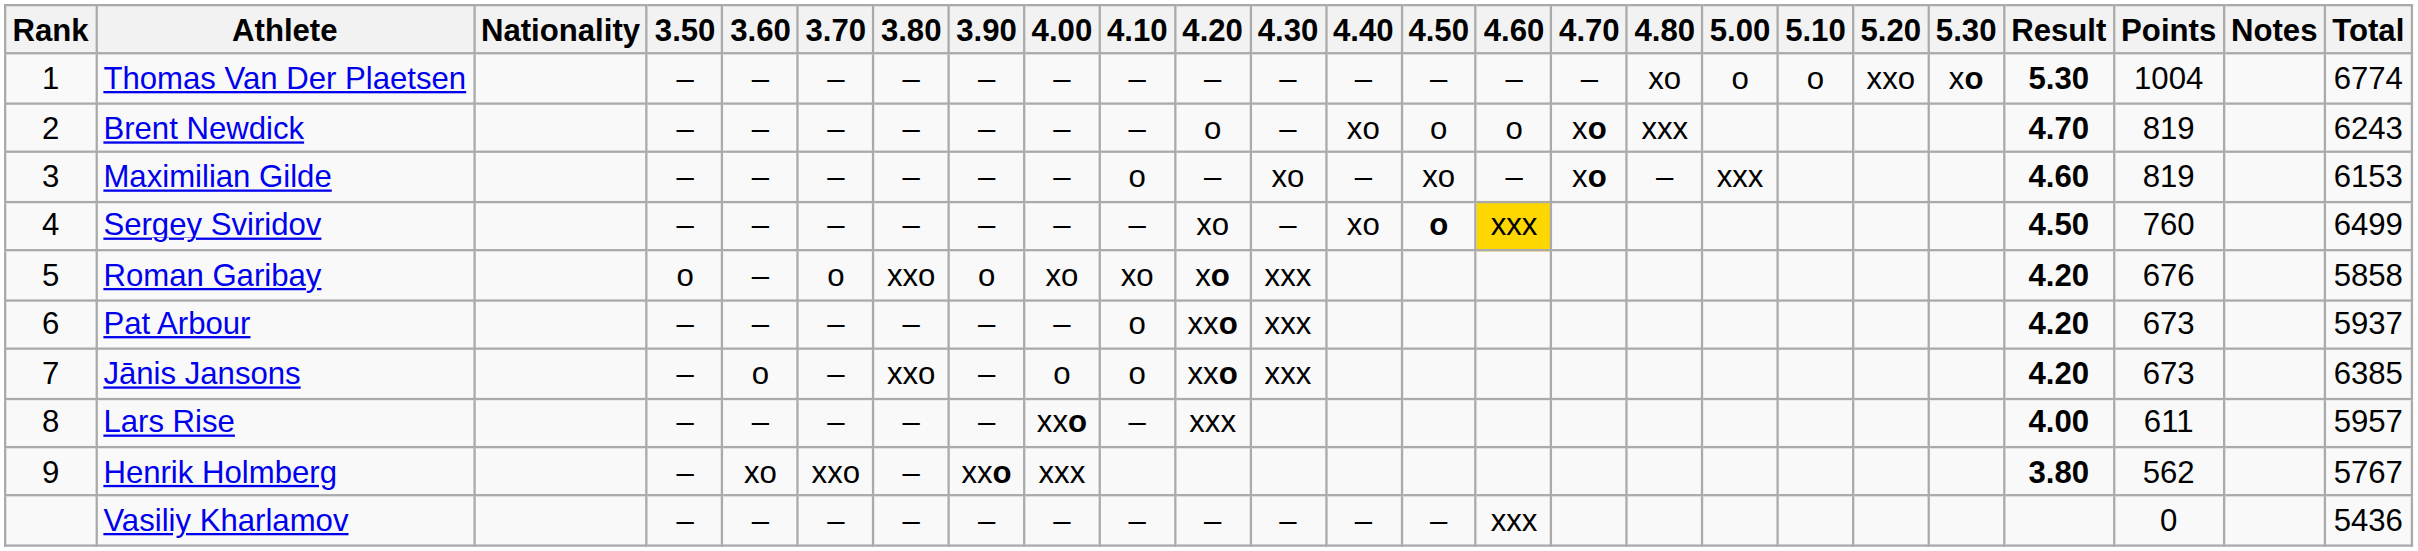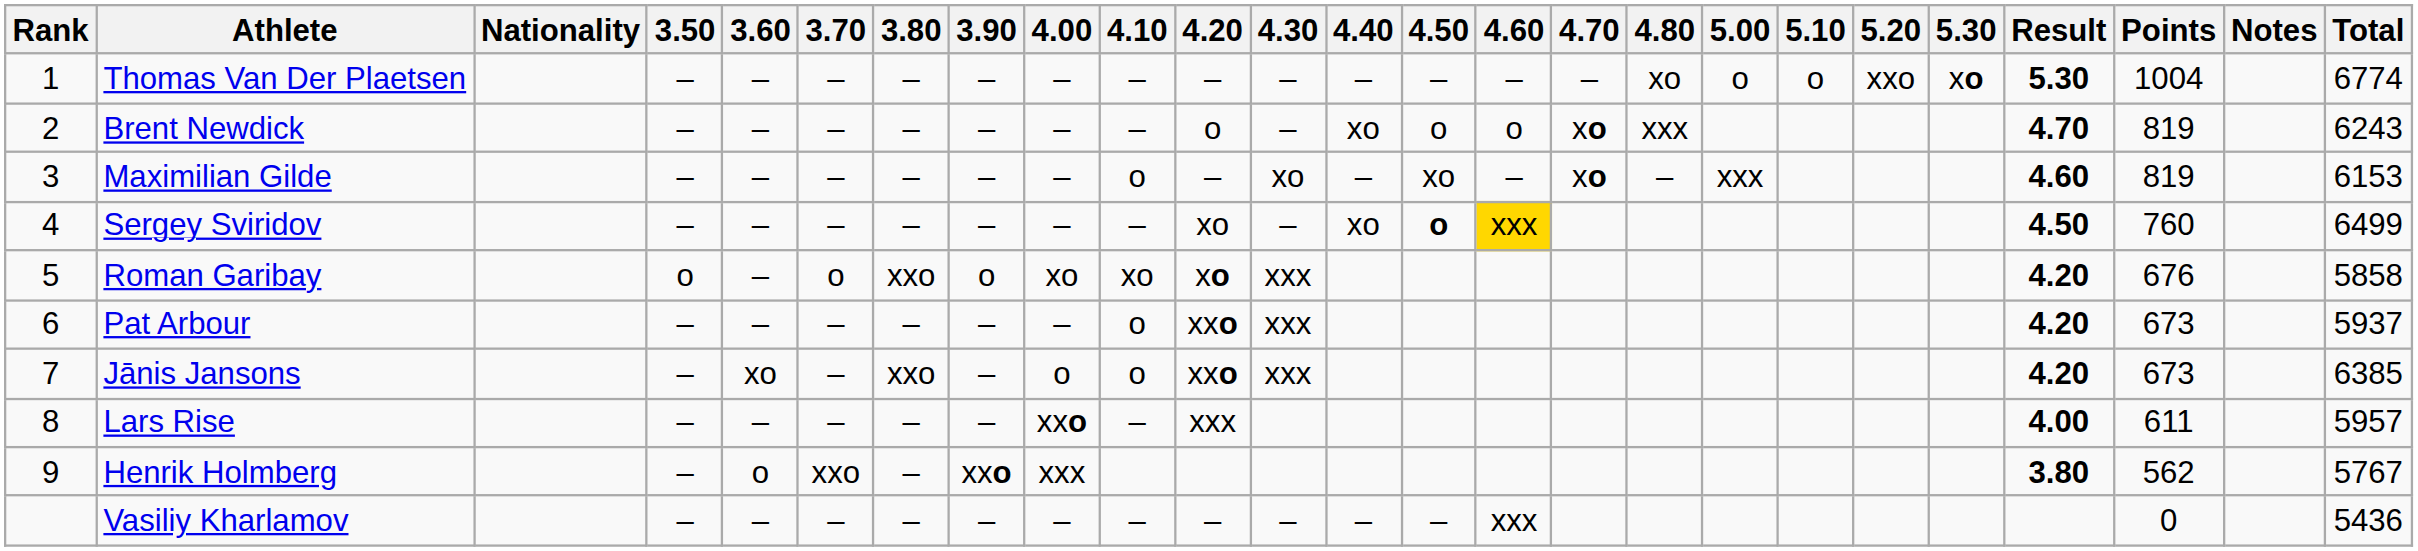(760, 373) o -> (760, 373) xo
(760, 471) xo -> (760, 471) o
